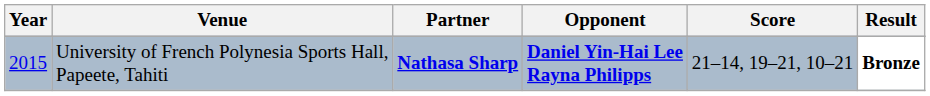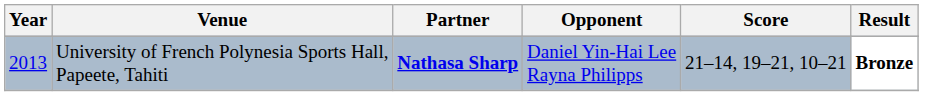(28, 63) 2015 -> (28, 63) 2013
(605, 63) bold -> (602, 63) normal
